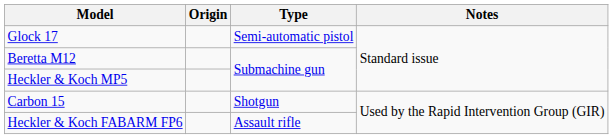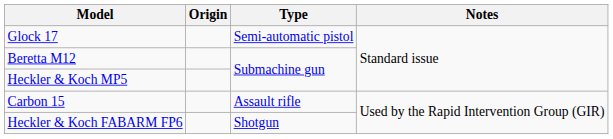(256, 101) Shotgun -> (267, 101) Assault rifle
(267, 123) Assault rifle -> (256, 123) Shotgun
